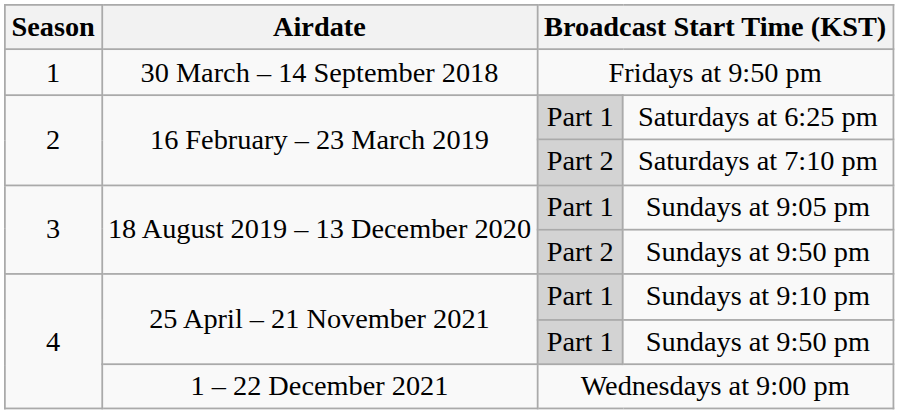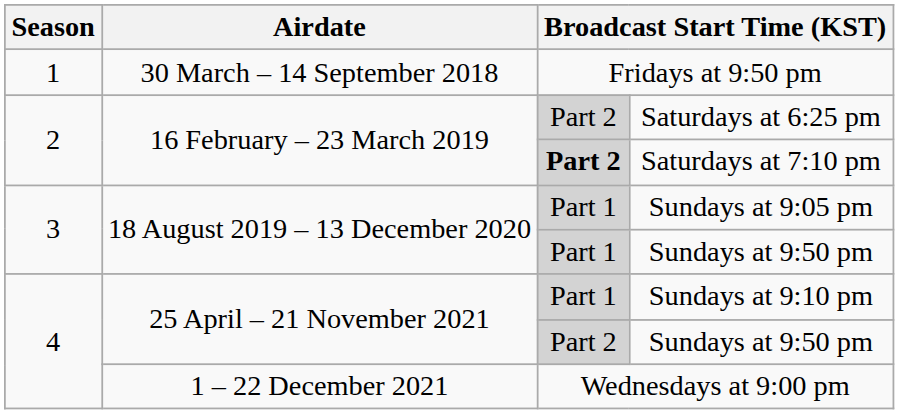(580, 116) Part 1 -> (583, 116) Part 2
(580, 161) normal -> (583, 161) bold
(580, 251) Part 2 -> (583, 251) Part 1
(580, 341) Part 1 -> (583, 341) Part 2
